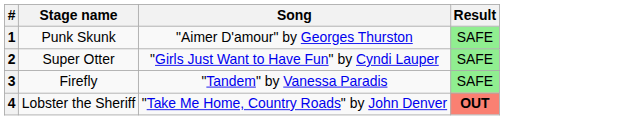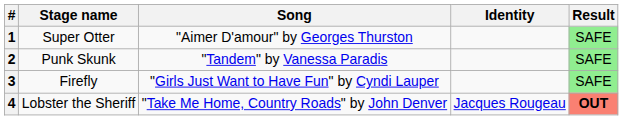+ column: (510, 15)
(79, 37) Punk Skunk -> (79, 37) Super Otter
(79, 59) Super Otter -> (79, 59) Punk Skunk
(294, 59) "Girls Just Want to Have Fun" by Cyndi Lauper -> (294, 59) "Tandem" by Vanessa Paradis
(294, 81) "Tandem" by Vanessa Paradis -> (294, 81) "Girls Just Want to Have Fun" by Cyndi Lauper
